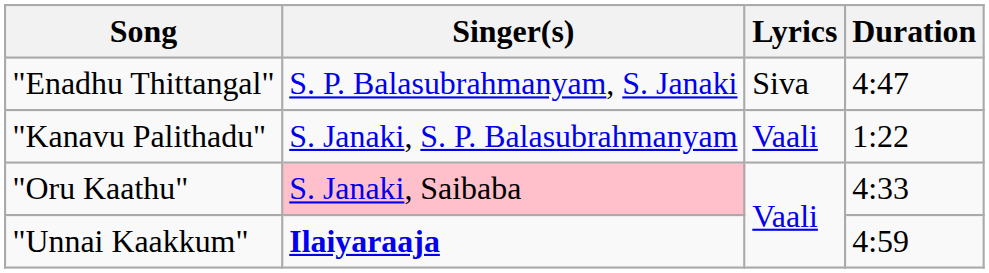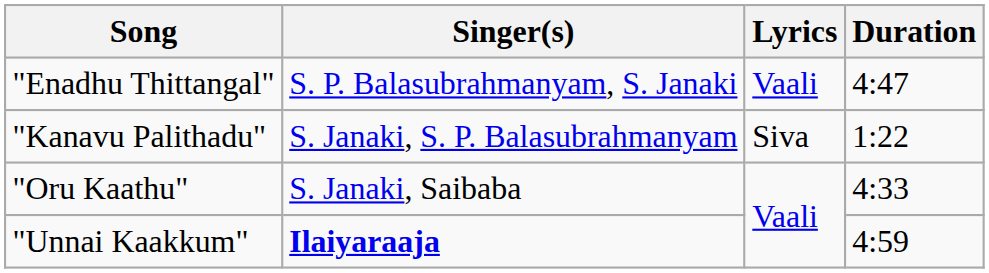(781, 83) Siva -> (785, 83) Vaali
(785, 136) Vaali -> (781, 136) Siva
(405, 188) pink background -> (405, 188) no background
